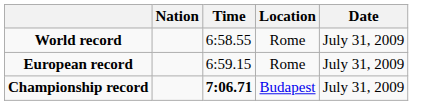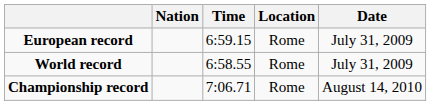rows swapped: (78, 40) <-> (78, 64)
(229, 87) bold -> (229, 87) normal
(288, 87) Budapest -> (287, 87) Rome
(364, 87) July 31, 2009 -> (372, 87) August 14, 2010
